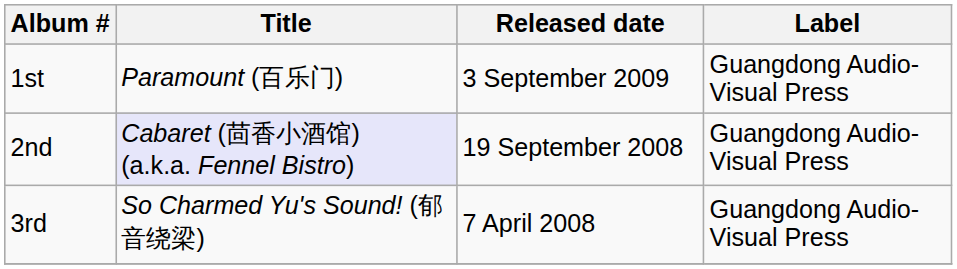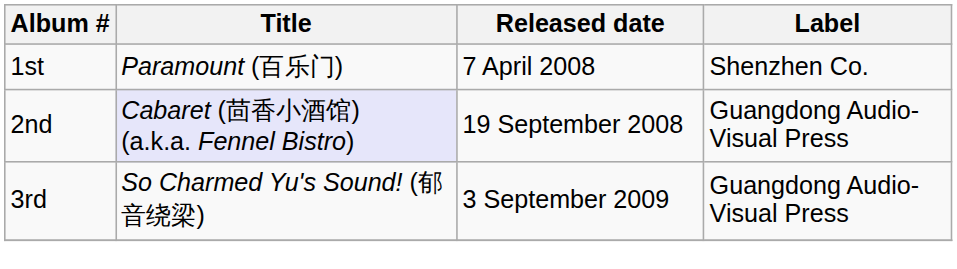(566, 78) 3 September 2009 -> (529, 66) 7 April 2008
(814, 78) Guangdong Audio-Visual Press -> (789, 66) Shenzhen Co.
(529, 224) 7 April 2008 -> (566, 200) 3 September 2009
